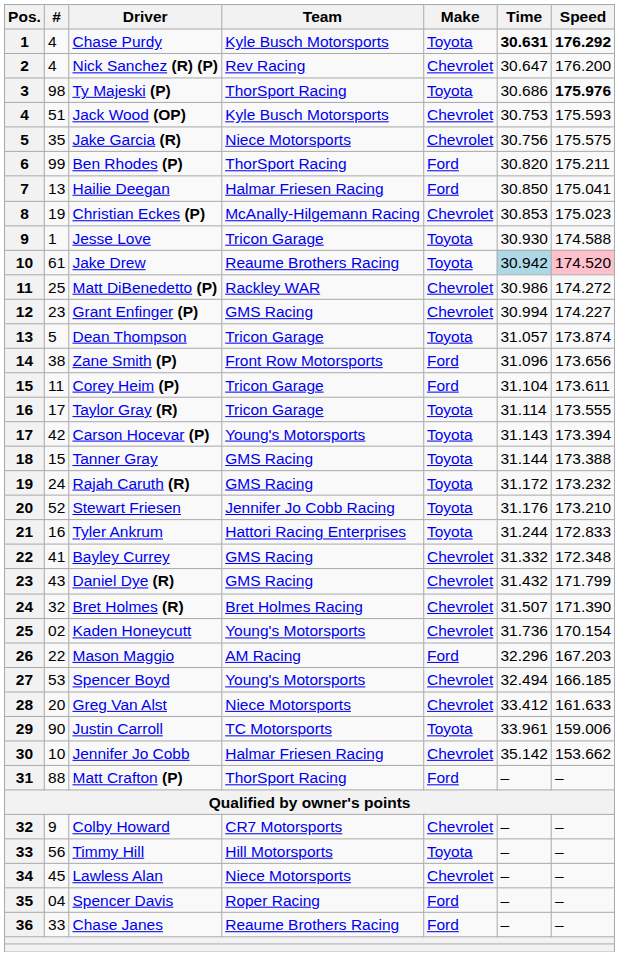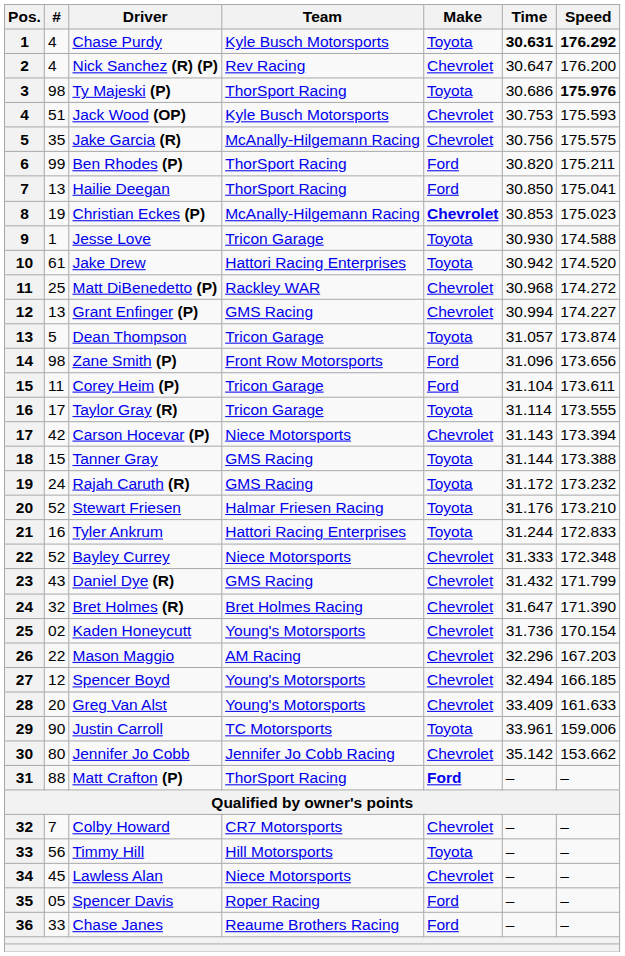(288, 140) Niece Motorsports -> (322, 140) McAnally-Hilgemann Racing
(304, 189) Halmar Friesen Racing -> (286, 189) ThorSport Racing
(460, 213) normal -> (463, 213) bold
(312, 262) Reaume Brothers Racing -> (316, 262) Hattori Racing Enterprises
(524, 262) lightblue background -> (529, 262) no background
(583, 262) pink background -> (588, 262) no background
(524, 287) 30.986 -> (529, 287) 30.968
(57, 311) 23 -> (57, 311) 13
(57, 361) 38 -> (57, 361) 98
(295, 434) Young's Motorsports -> (288, 434) Niece Motorsports
(450, 434) Toyota -> (460, 434) Chevrolet
(310, 508) Jennifer Jo Cobb Racing -> (304, 508) Halmar Friesen Racing
(57, 557) 41 -> (57, 557) 52
(269, 557) GMS Racing -> (288, 557) Niece Motorsports
(524, 557) 31.332 -> (529, 557) 31.333
(524, 606) 31.507 -> (529, 606) 31.647
(443, 655) Ford -> (460, 655) Chevrolet
(57, 680) 53 -> (57, 680) 12
(288, 704) Niece Motorsports -> (295, 704) Young's Motorsports
(524, 704) 33.412 -> (529, 704) 33.409
(57, 753) 10 -> (57, 753) 80
(304, 753) Halmar Friesen Racing -> (310, 753) Jennifer Jo Cobb Racing
(443, 778) normal -> (444, 778) bold
(52, 827) 9 -> (52, 827) 7
(57, 901) 04 -> (57, 901) 05
